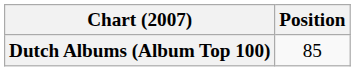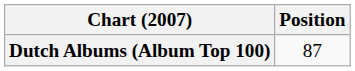(312, 50) 85 -> (312, 50) 87
